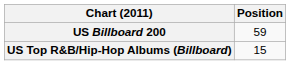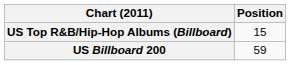rows swapped: (119, 32) <-> (119, 50)
